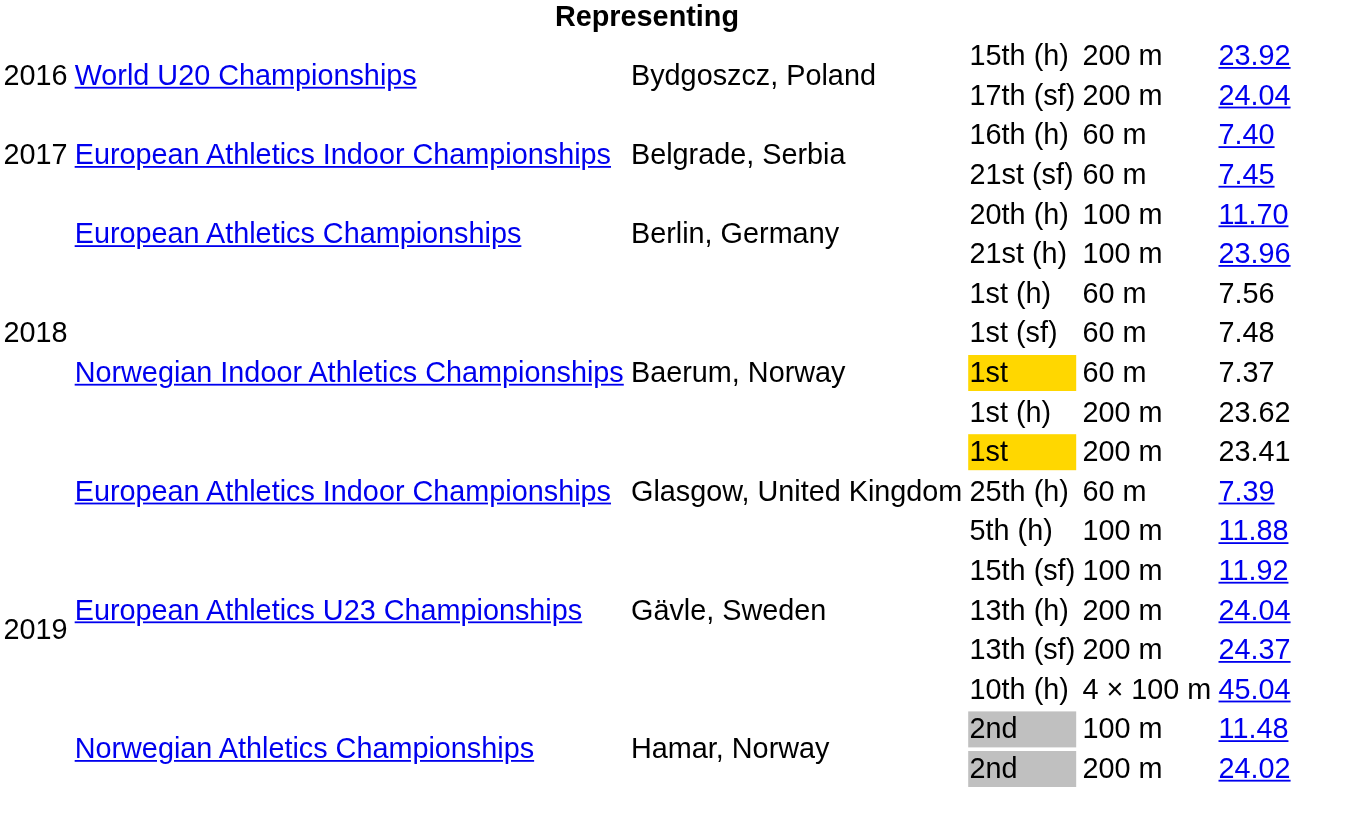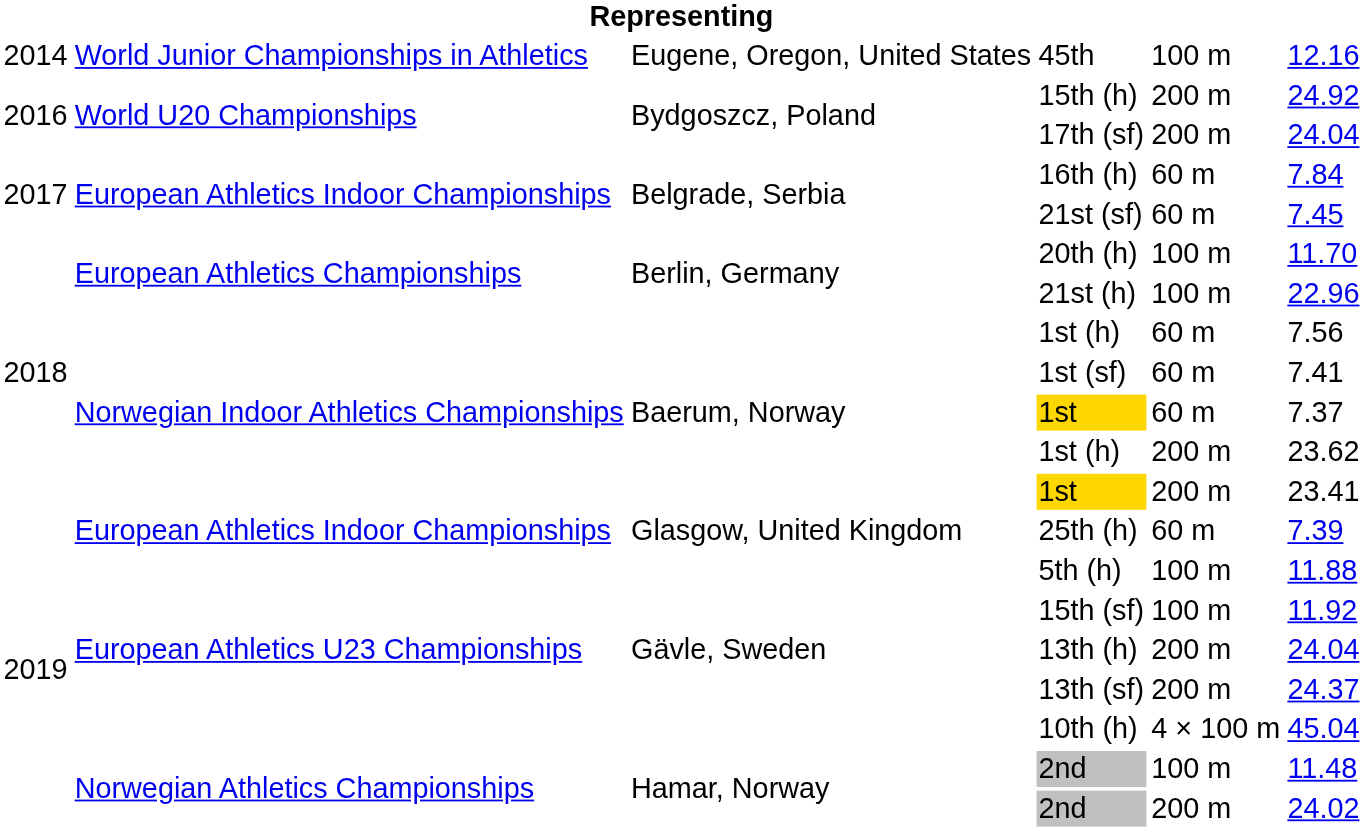+ row: (831, 55)
(1255, 55) 23.92 -> (1323, 95) 24.92
(1247, 134) 7.40 -> (1315, 174) 7.84
(1255, 253) 23.96 -> (1323, 293) 22.96
(1247, 332) 7.48 -> (1315, 372) 7.41
